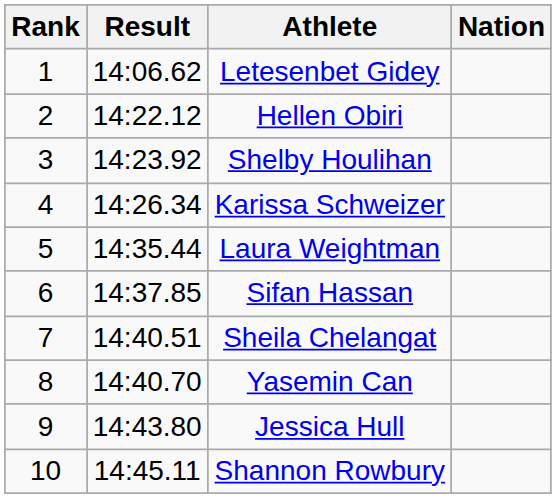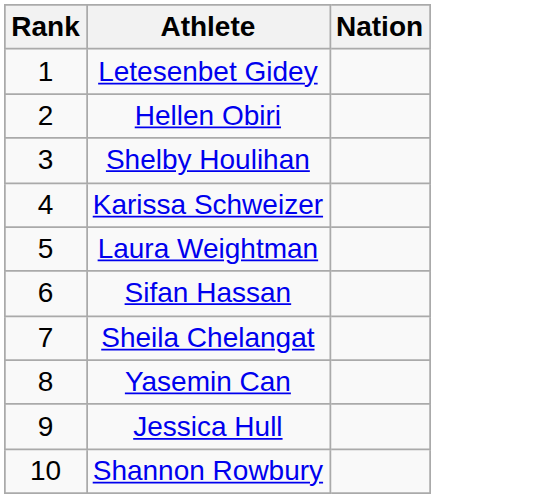- column: (147, 26)
